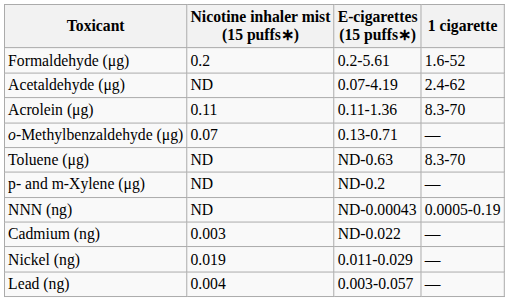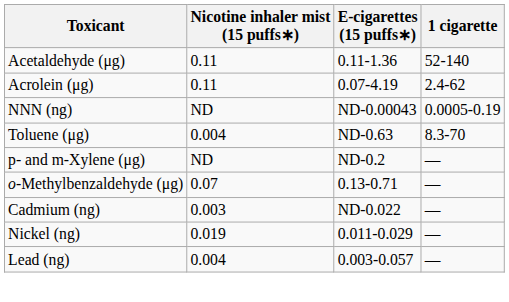- row: (69, 60)
(202, 85) ND -> (204, 60) 0.11
(368, 85) 0.07-4.19 -> (367, 60) 0.11-1.36
(445, 85) 2.4-62 -> (447, 60) 52-140
(367, 110) 0.11-1.36 -> (368, 85) 0.07-4.19
(445, 110) 8.3-70 -> (445, 85) 2.4-62
rows swapped: (96, 135) <-> (40, 209)
(202, 159) ND -> (208, 135) 0.004
